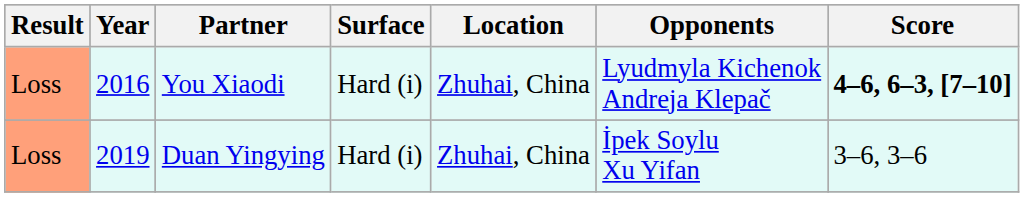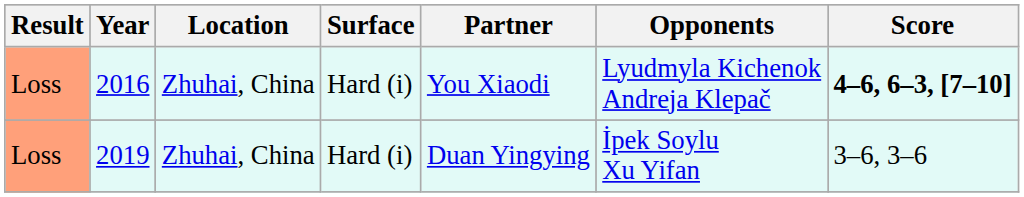columns swapped: (513, 25) <-> (243, 25)
